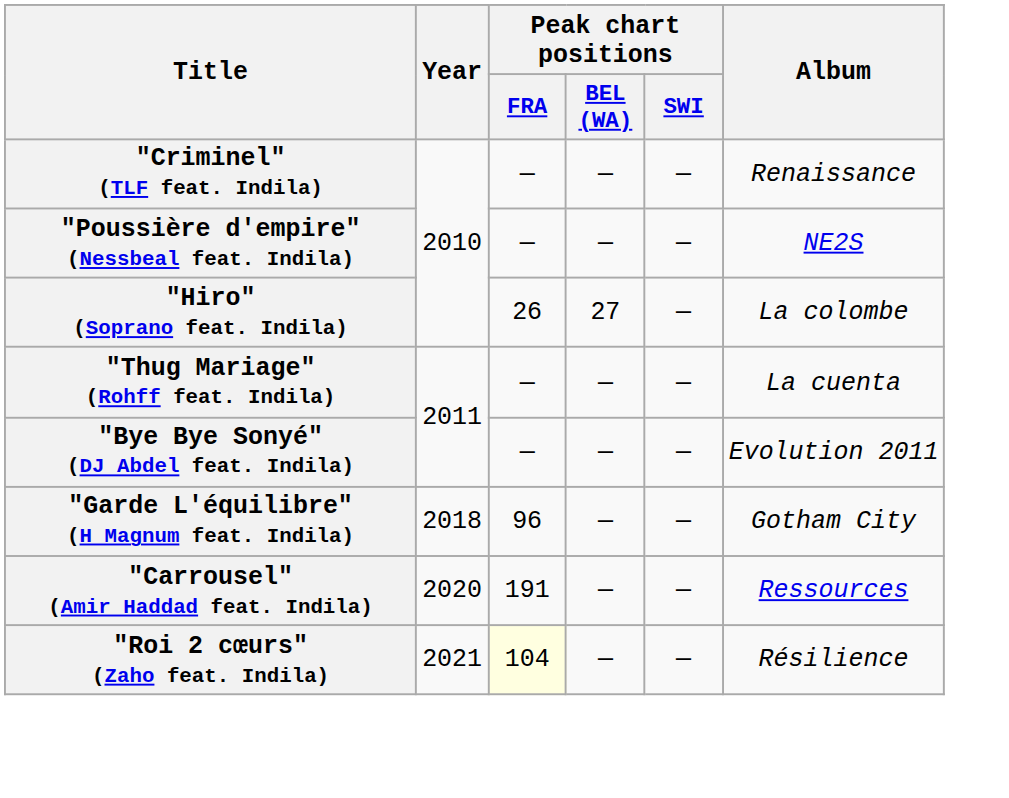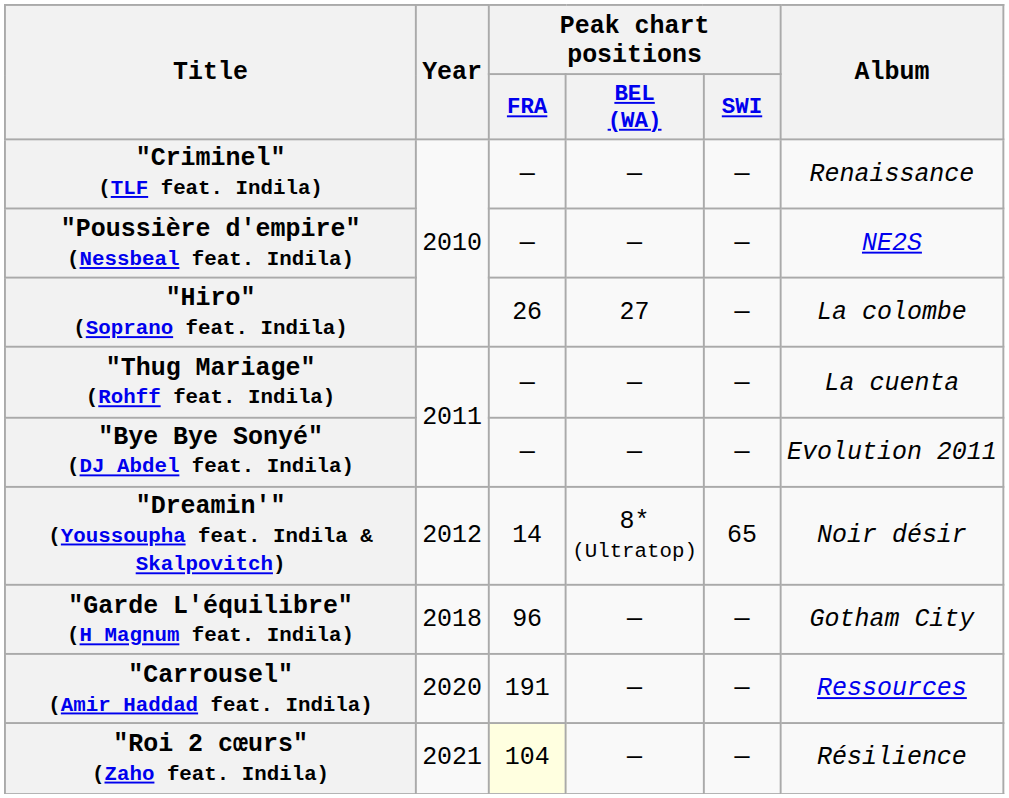+ row: (211, 535)
